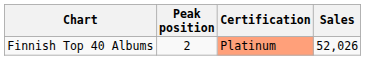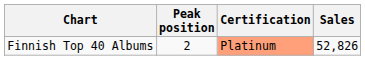(337, 46) 52,026 -> (337, 46) 52,826
